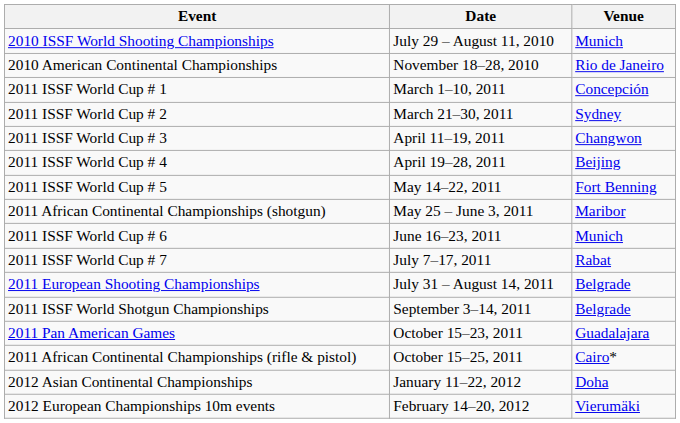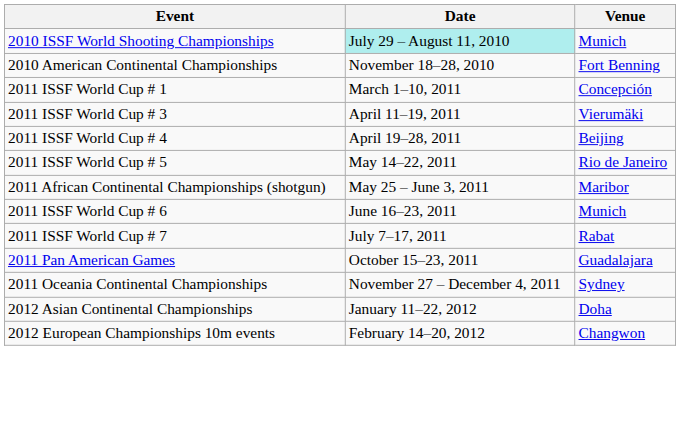(474, 41) no background -> (429, 41) paleturquoise background
(620, 65) Rio de Janeiro -> (619, 65) Fort Benning
- row: (87, 114)
(608, 138) Changwon -> (611, 114) Vierumäki
(616, 187) Fort Benning -> (623, 162) Rio de Janeiro
- row: (134, 284)
- row: (138, 308)
- row: (182, 357)
+ row: (138, 284)
(608, 406) Vierumäki -> (612, 333) Changwon
